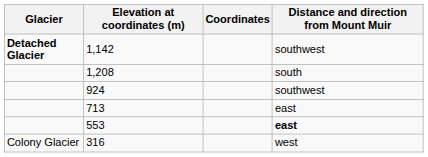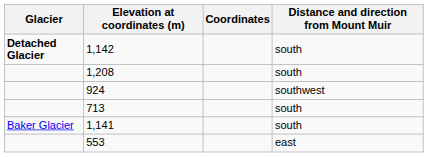(300, 49) southwest -> (288, 49) south
(285, 108) east -> (288, 108) south
+ row: (100, 125)
(286, 125) bold -> (285, 143) normal
- row: (95, 143)
